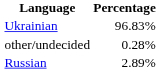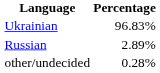rows swapped: (26, 62) <-> (47, 44)
